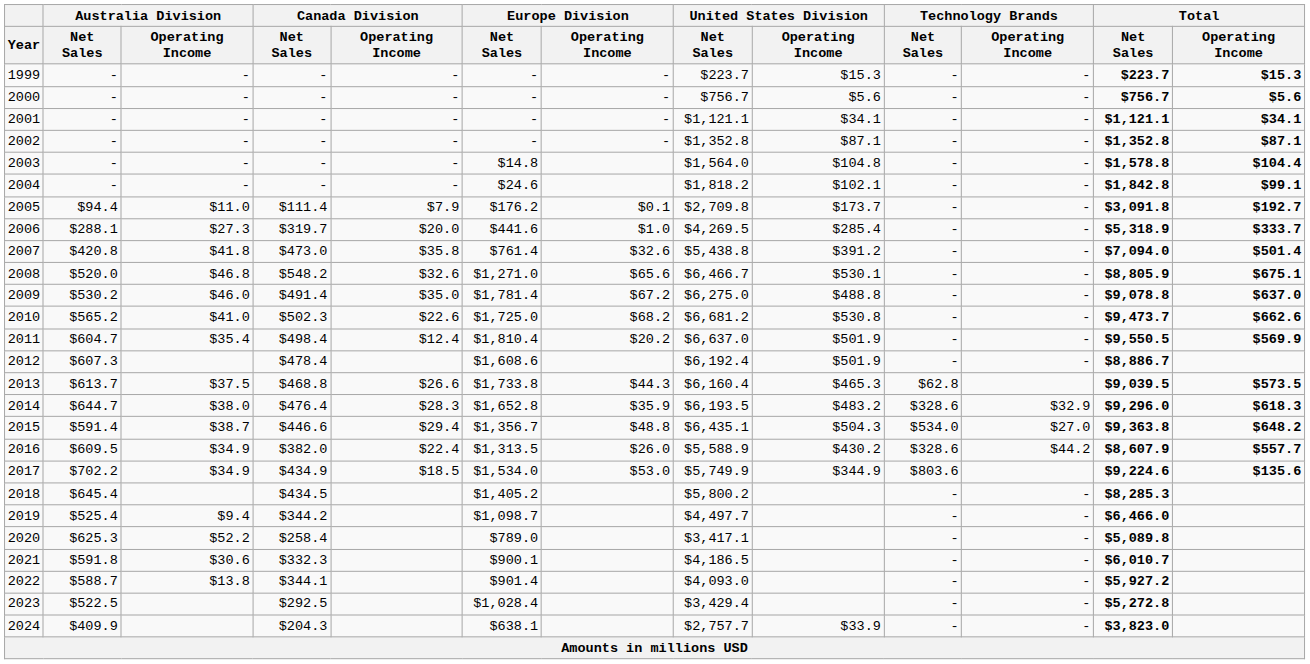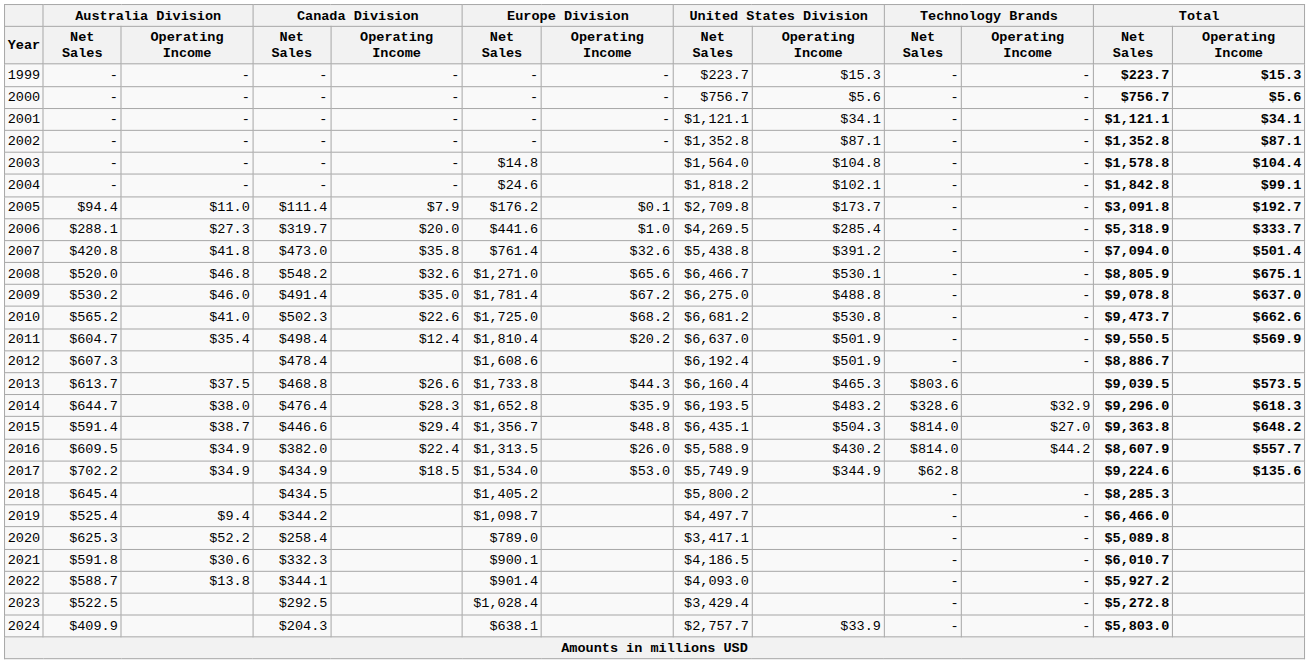(938, 384) $62.8 -> (934, 384) $803.6
(934, 428) $534.0 -> (934, 428) $814.0
(934, 450) $328.6 -> (934, 450) $814.0
(934, 472) $803.6 -> (938, 472) $62.8
(1137, 626) $3,823.0 -> (1137, 626) $5,803.0
